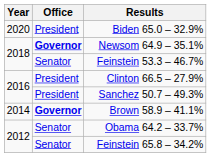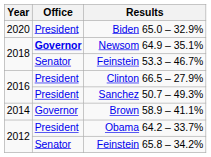(58, 111) bold -> (56, 111) normal
(53, 128) Senator -> (57, 128) President
